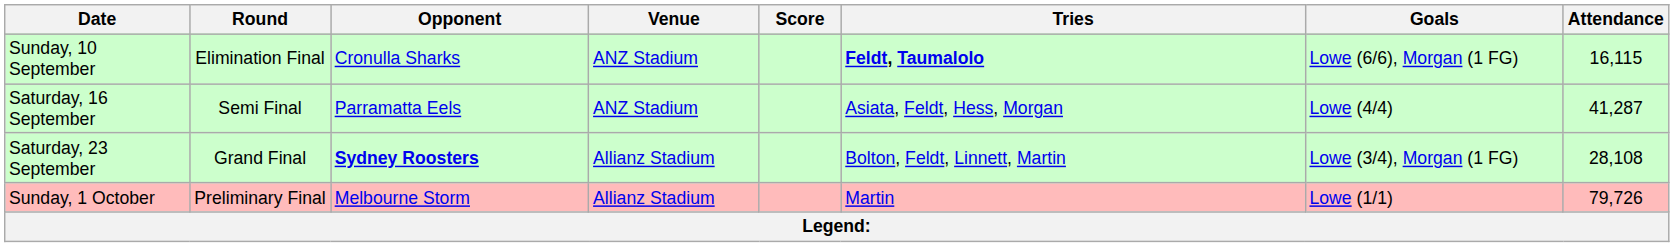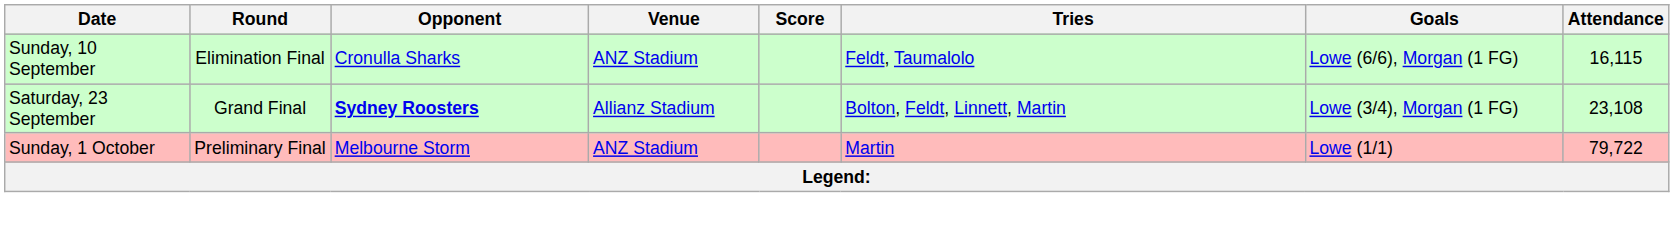(915, 59) bold -> (910, 59) normal
- row: (58, 108)
(1616, 158) 28,108 -> (1616, 108) 23,108
(654, 197) Allianz Stadium -> (646, 148) ANZ Stadium
(1616, 197) 79,726 -> (1616, 148) 79,722
